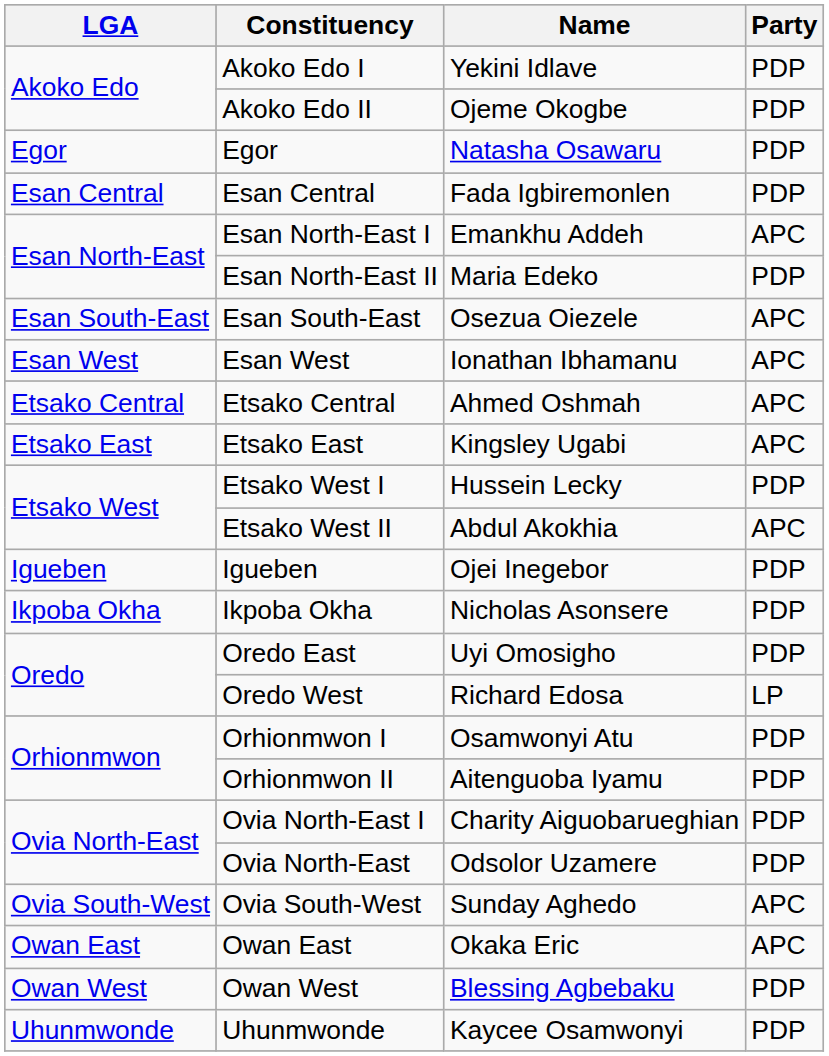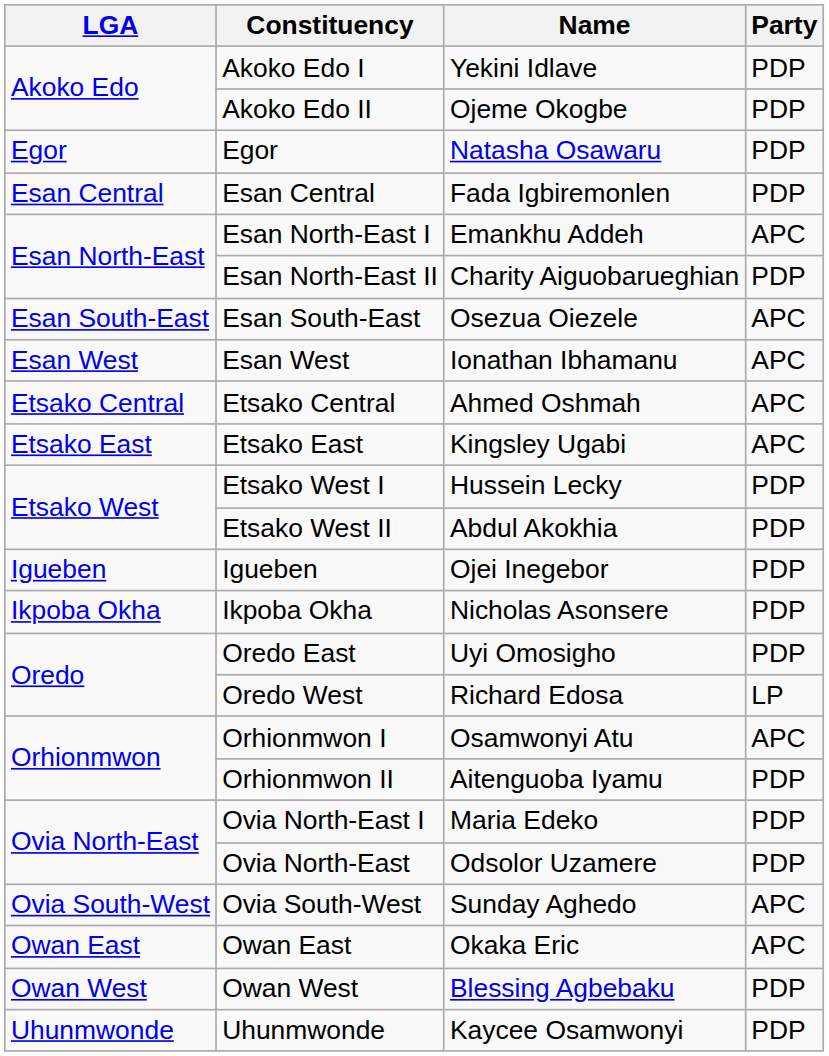(524, 276) Maria Edeko -> (595, 276) Charity Aiguobarueghian
(778, 527) APC -> (778, 527) PDP
(778, 737) PDP -> (778, 737) APC
(595, 820) Charity Aiguobarueghian -> (524, 820) Maria Edeko
